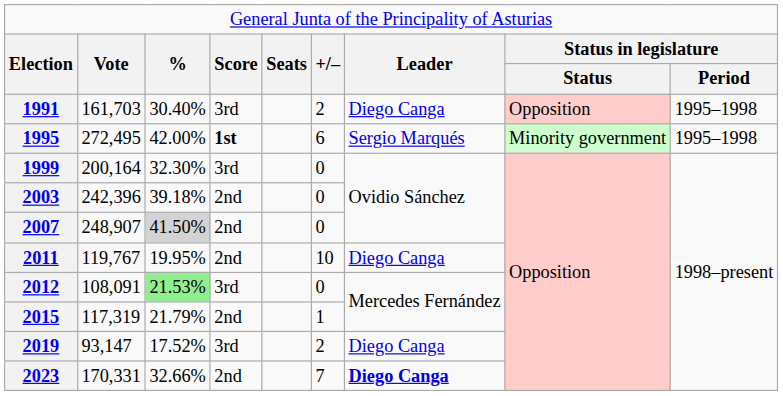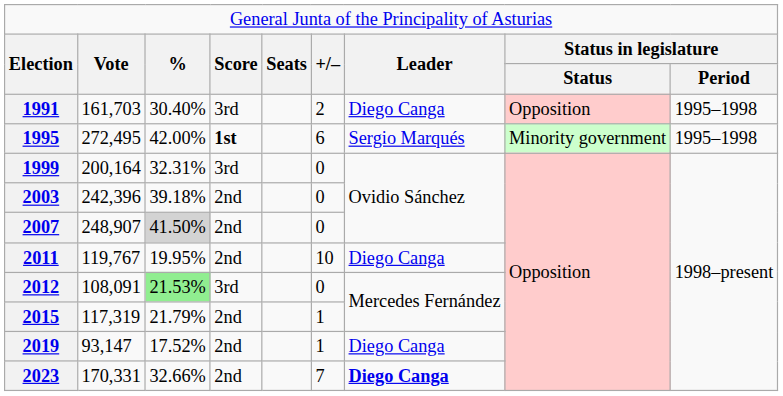(178, 167) 32.30% -> (178, 167) 32.31%
(227, 345) 3rd -> (228, 345) 2nd
(320, 345) 2 -> (320, 345) 1
